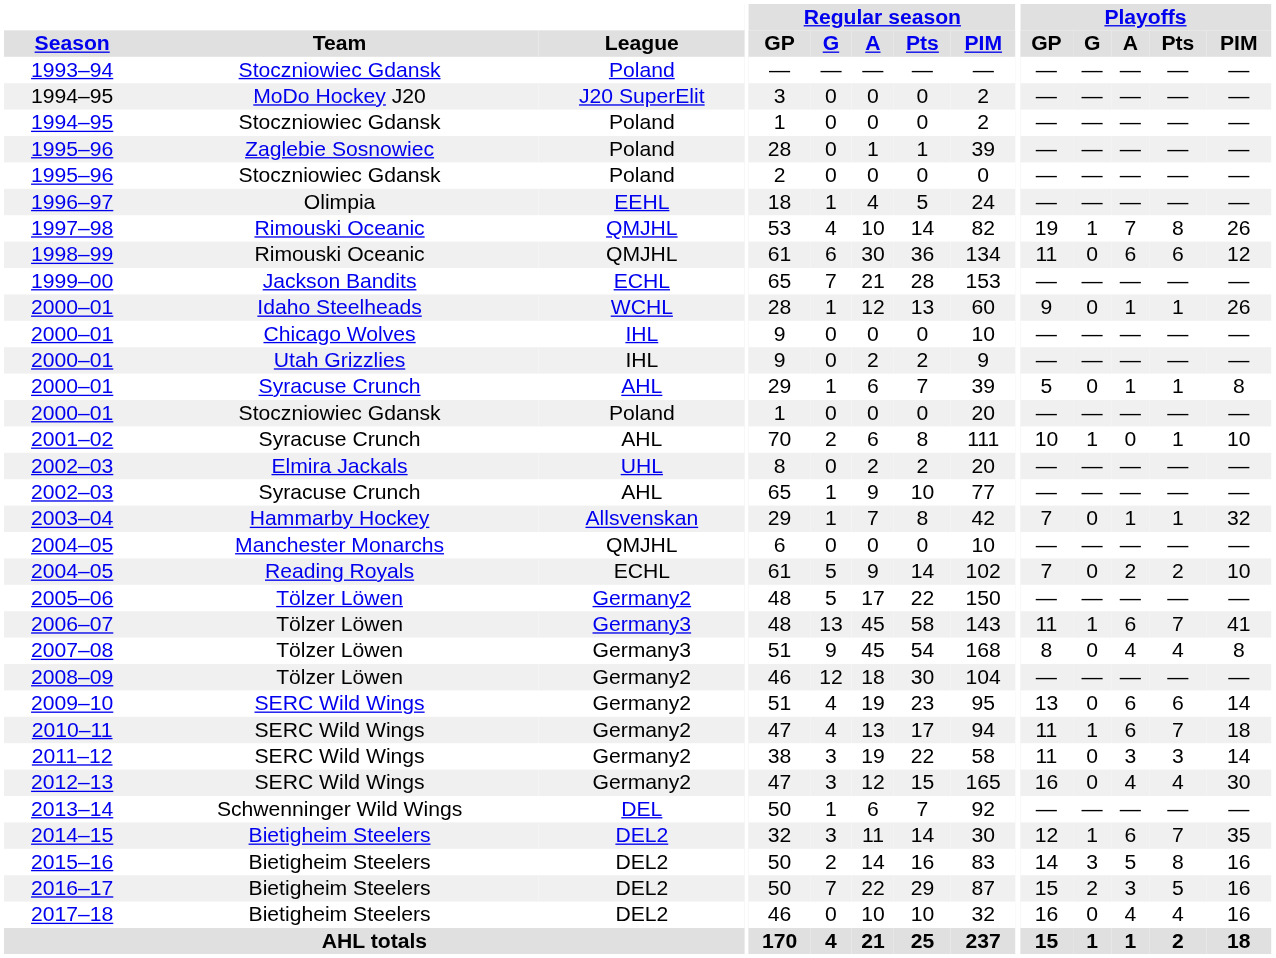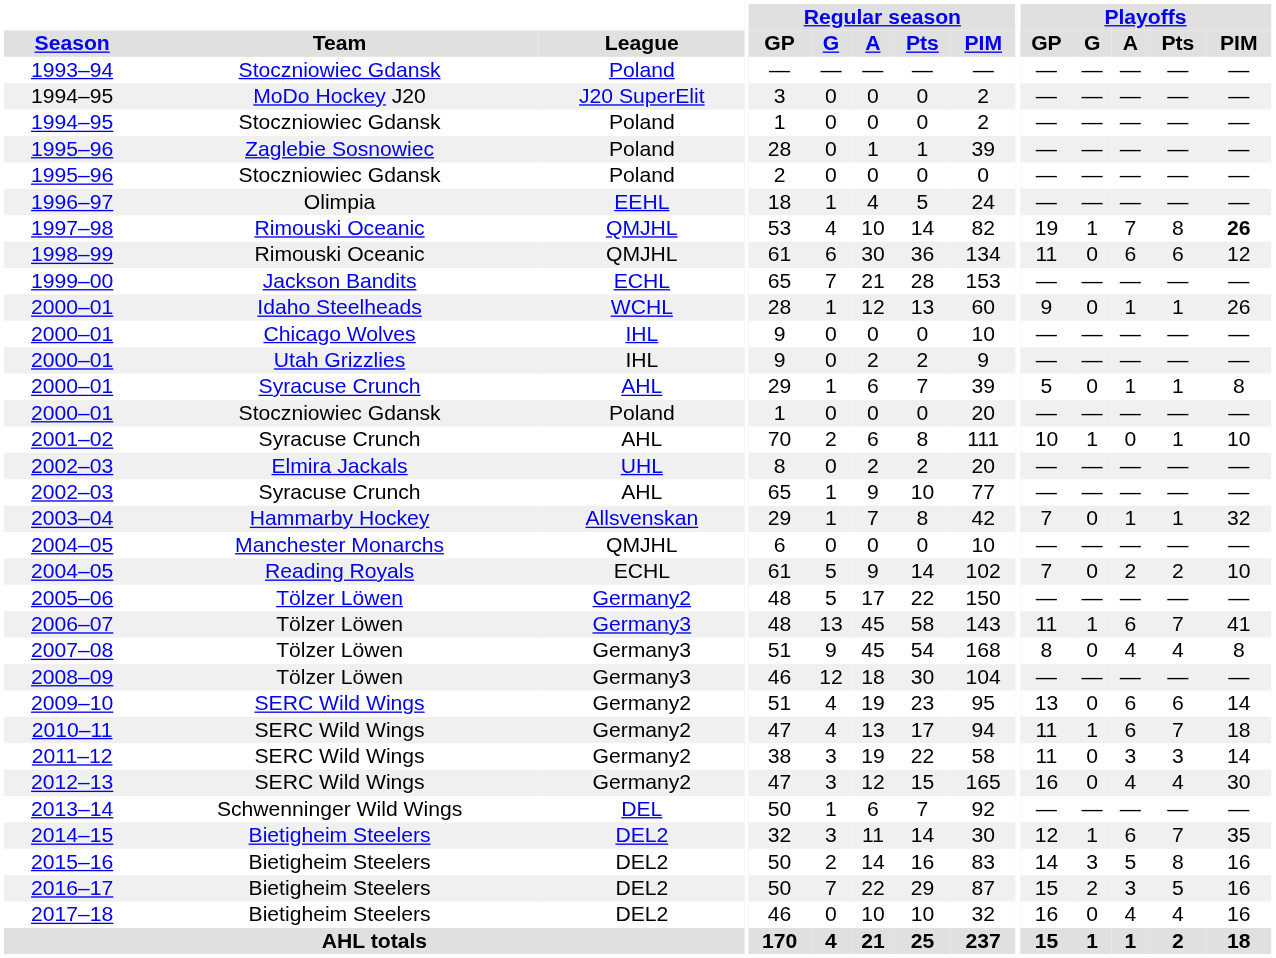(1239, 228) normal -> (1239, 228) bold
(642, 677) Germany2 -> (642, 677) Germany3
